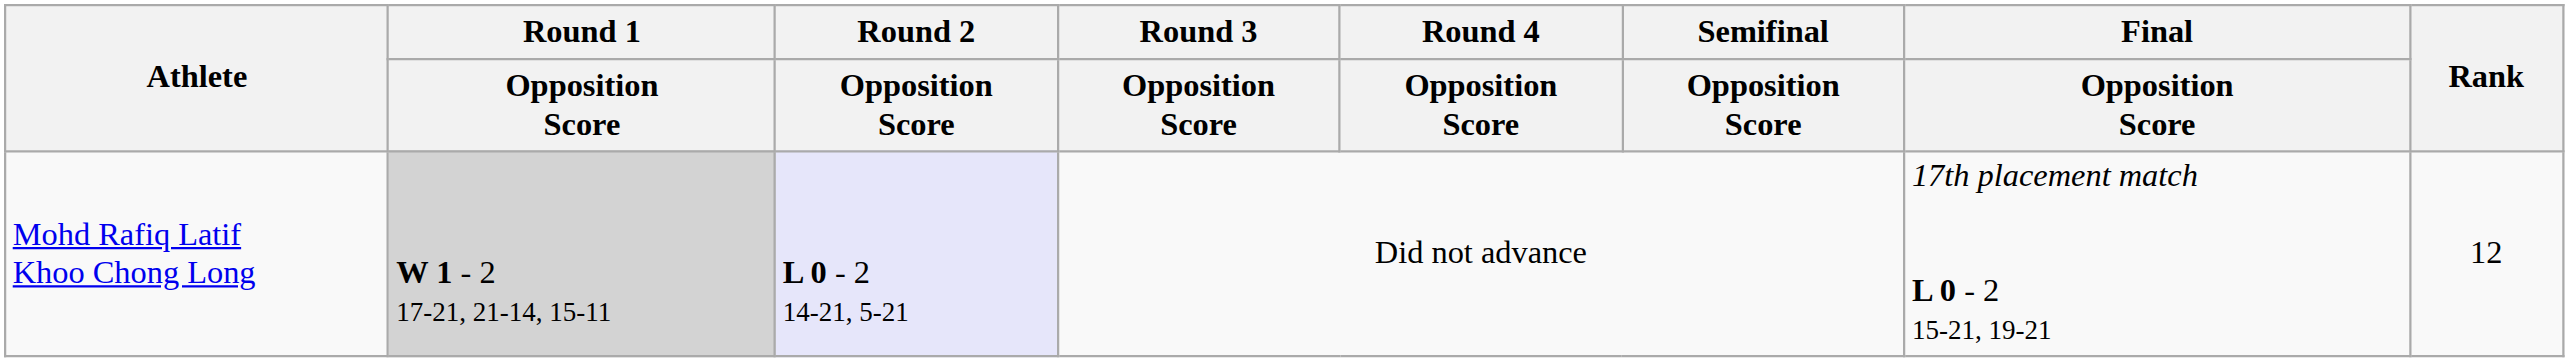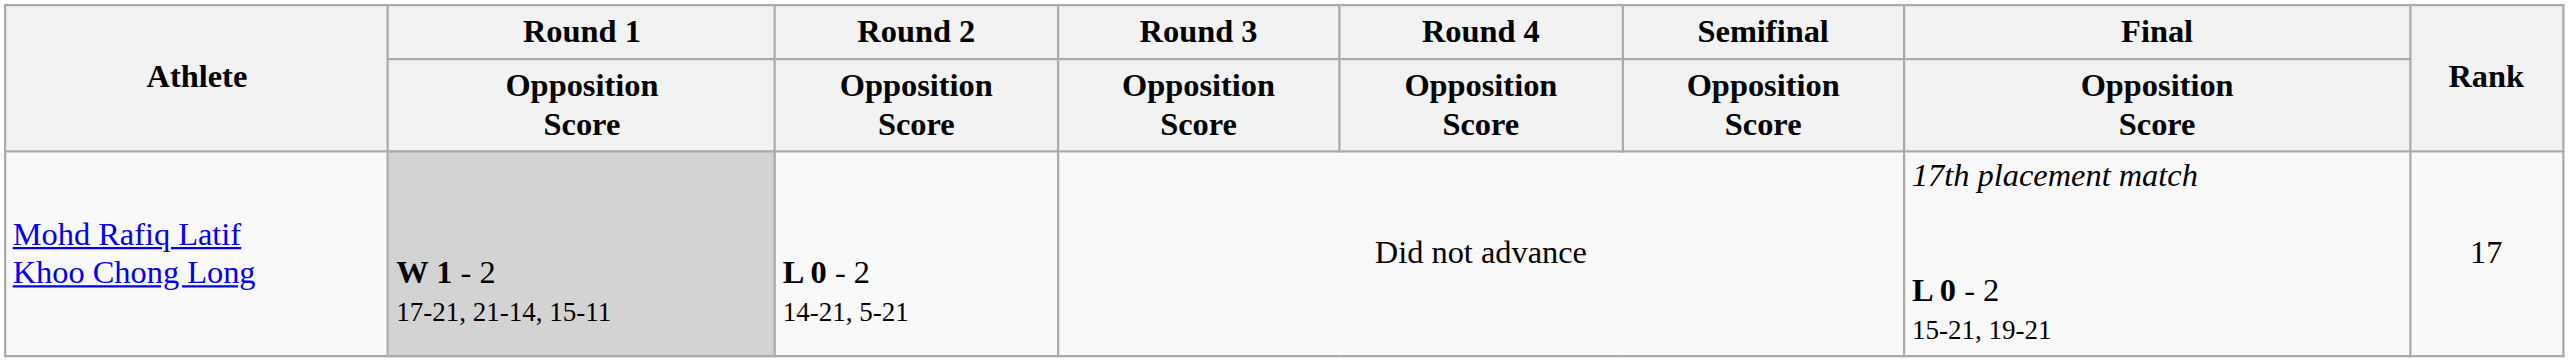(846, 291) lavender background -> (846, 291) no background
(2486, 253) 12 -> (2486, 253) 17
